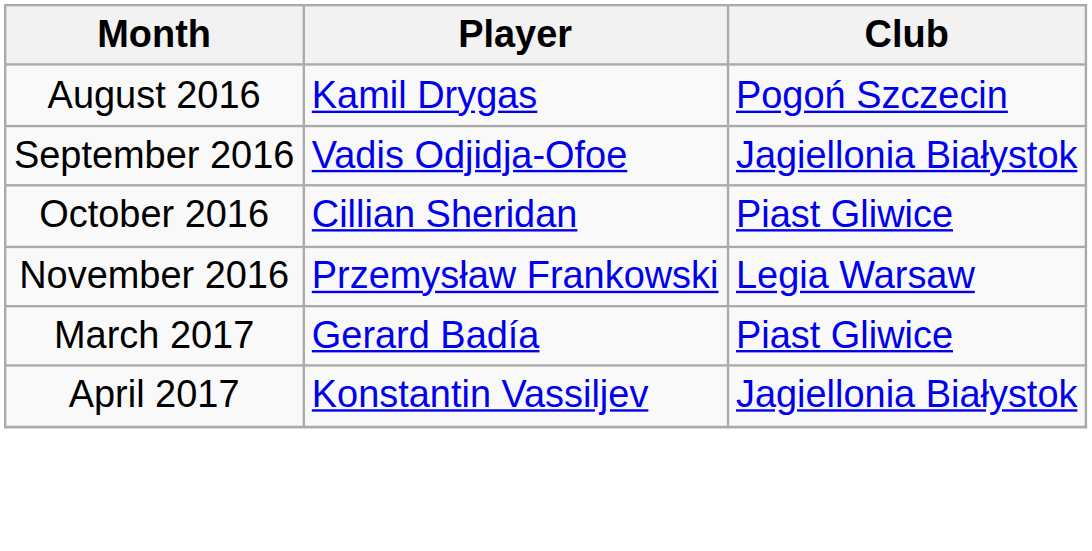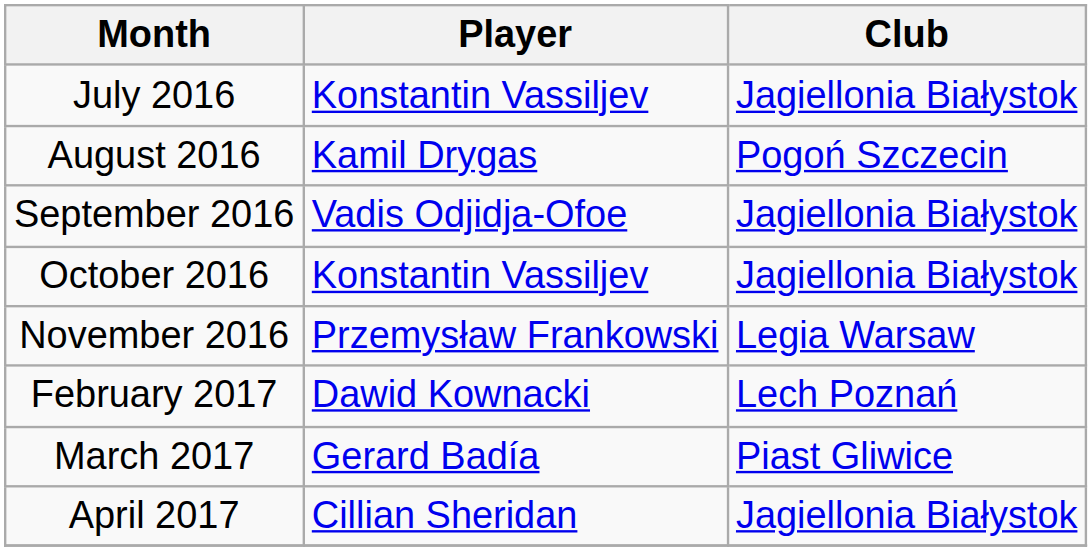+ row: (154, 94)
(445, 214) Cillian Sheridan -> (480, 275) Konstantin Vassiljev
(844, 214) Piast Gliwice -> (907, 275) Jagiellonia Białystok
+ row: (154, 395)
(480, 395) Konstantin Vassiljev -> (445, 515) Cillian Sheridan
